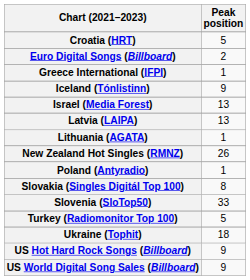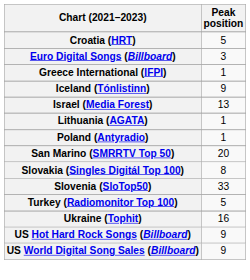(223, 56) 2 -> (223, 56) 3
- row: (103, 121)
- row: (103, 154)
+ row: (103, 154)
(223, 235) 18 -> (223, 219) 16
